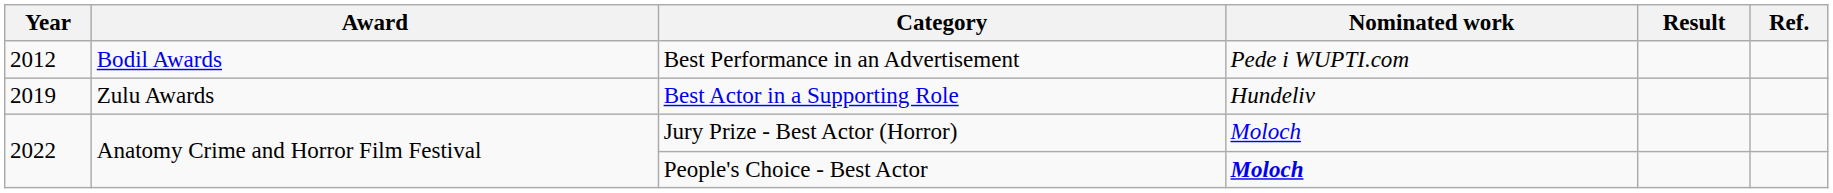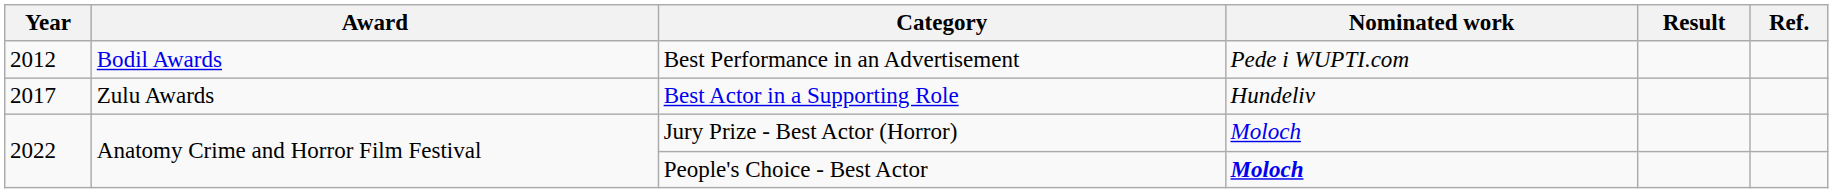(33, 95) 2019 -> (33, 95) 2017
